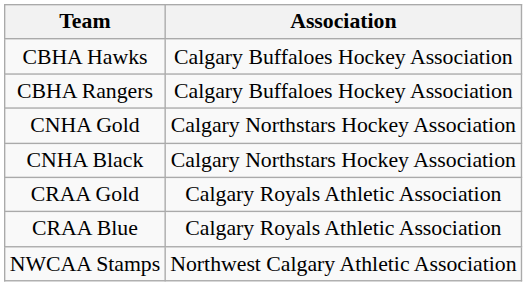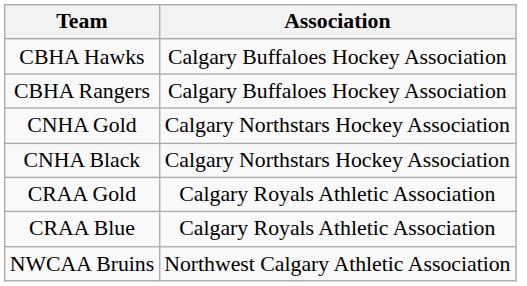+ row: (82, 263)
- row: (85, 263)
